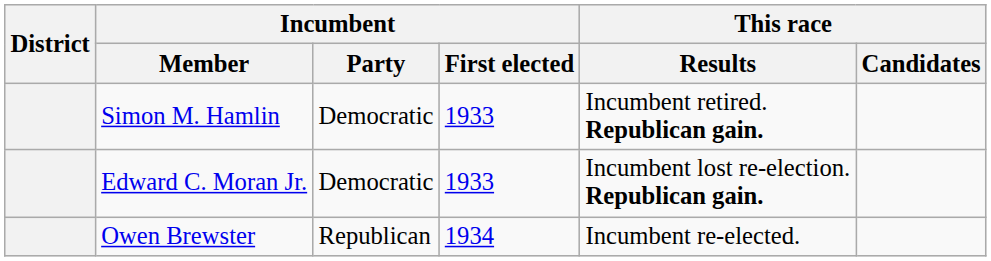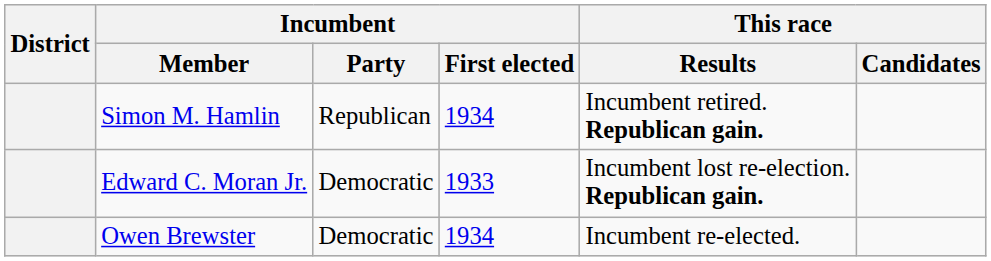(376, 116) Democratic -> (375, 116) Republican
(469, 116) 1933 -> (469, 116) 1934
(375, 235) Republican -> (376, 235) Democratic
